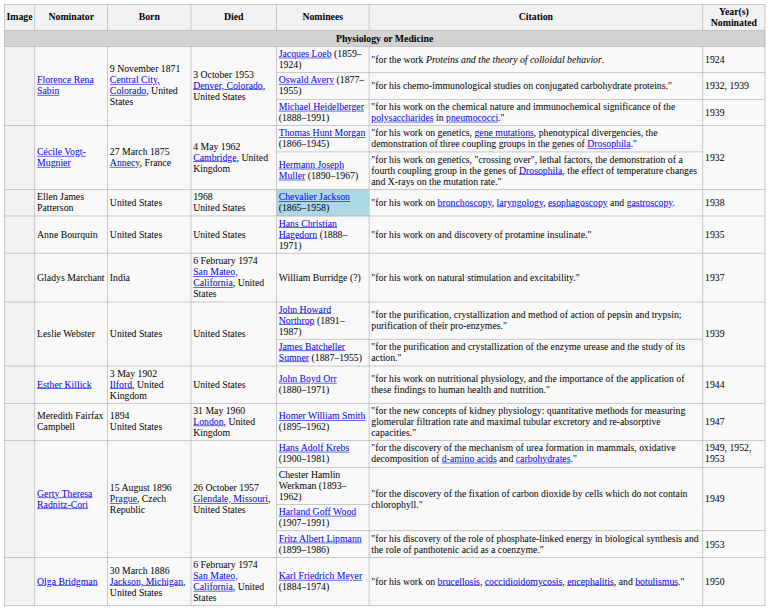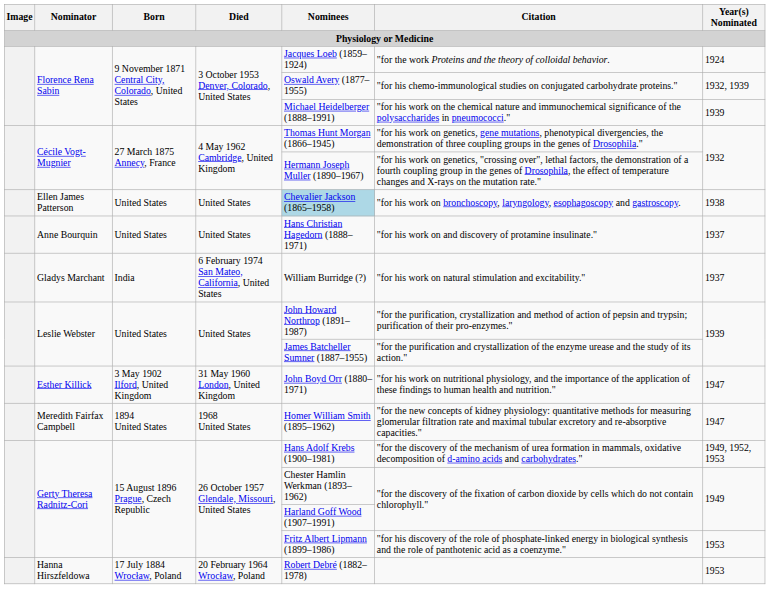(219, 202) 1968 United States -> (224, 202) United States
(715, 234) 1935 -> (715, 234) 1937
(219, 384) United States -> (229, 384) 31 May 1960 London, United Kingdom
(715, 384) 1944 -> (715, 384) 1947
(224, 422) 31 May 1960 London, United Kingdom -> (224, 422) 1968 United States
- row: (67, 581)
+ row: (63, 570)
